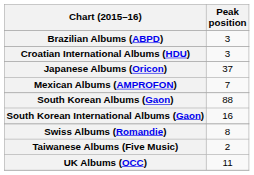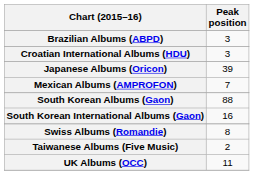(228, 69) 37 -> (228, 69) 39
